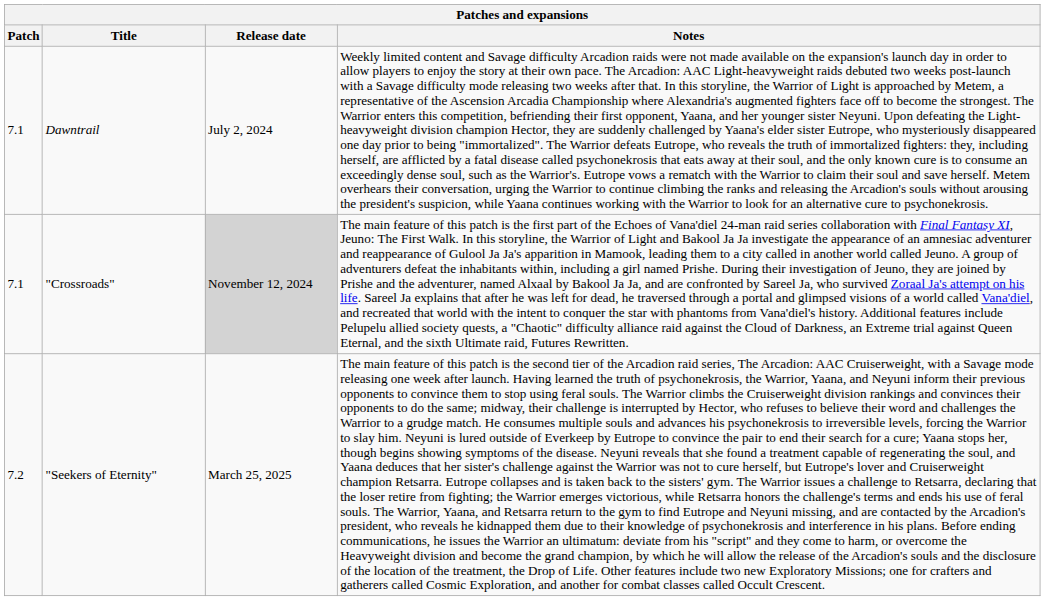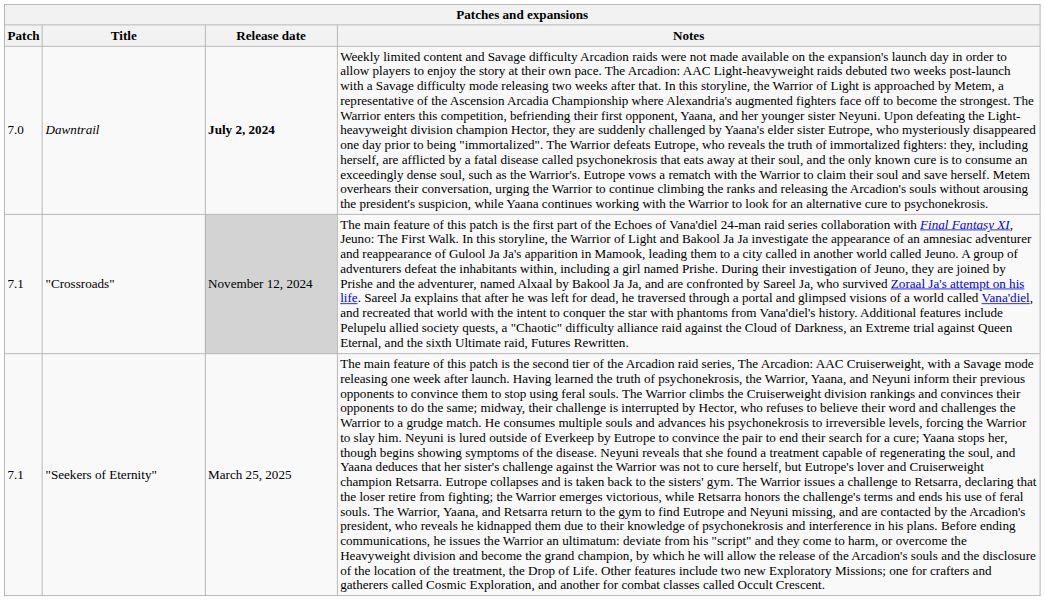(16, 130) 7.1 -> (16, 130) 7.0
(240, 130) normal -> (241, 130) bold
(16, 474) 7.2 -> (16, 474) 7.1
